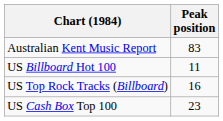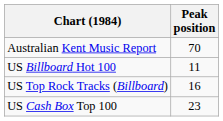(194, 47) 83 -> (194, 47) 70
